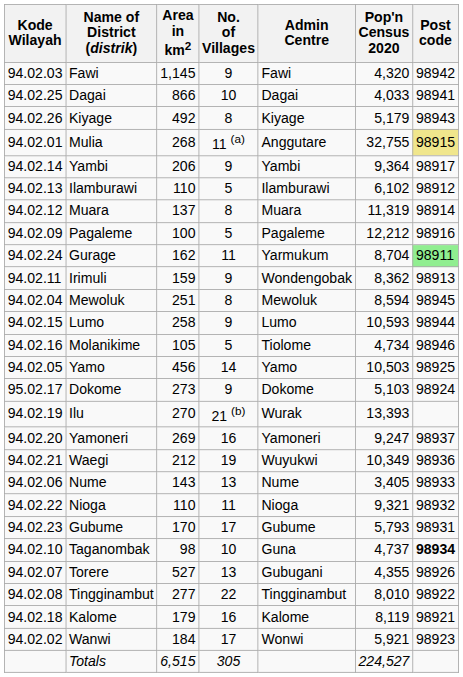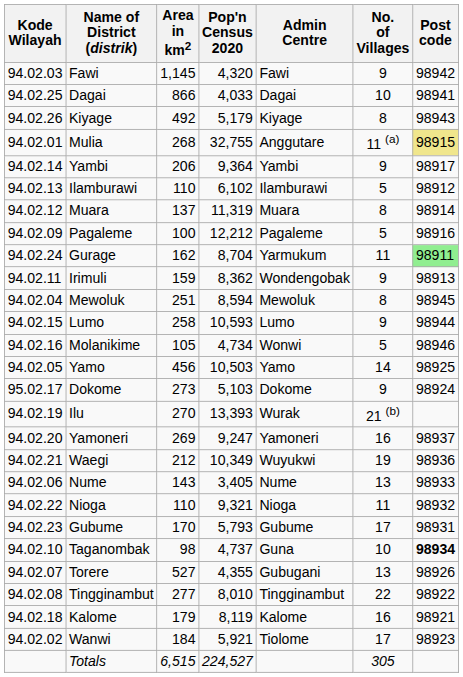columns swapped: (384, 33) <-> (228, 33)
(286, 345) Tiolome -> (280, 345) Wonwi
(282, 639) Wonwi -> (284, 639) Tiolome
